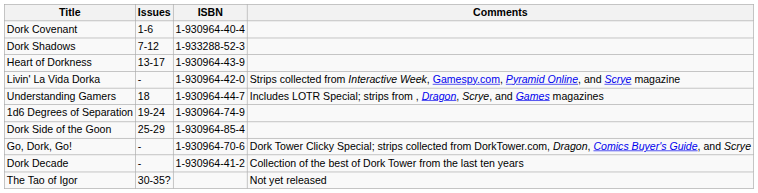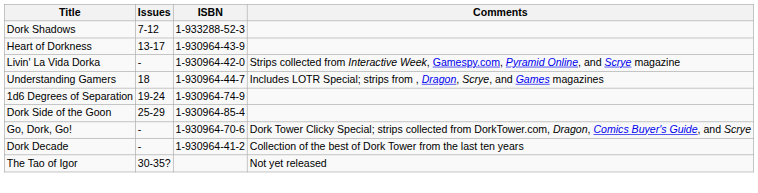- row: (42, 29)
